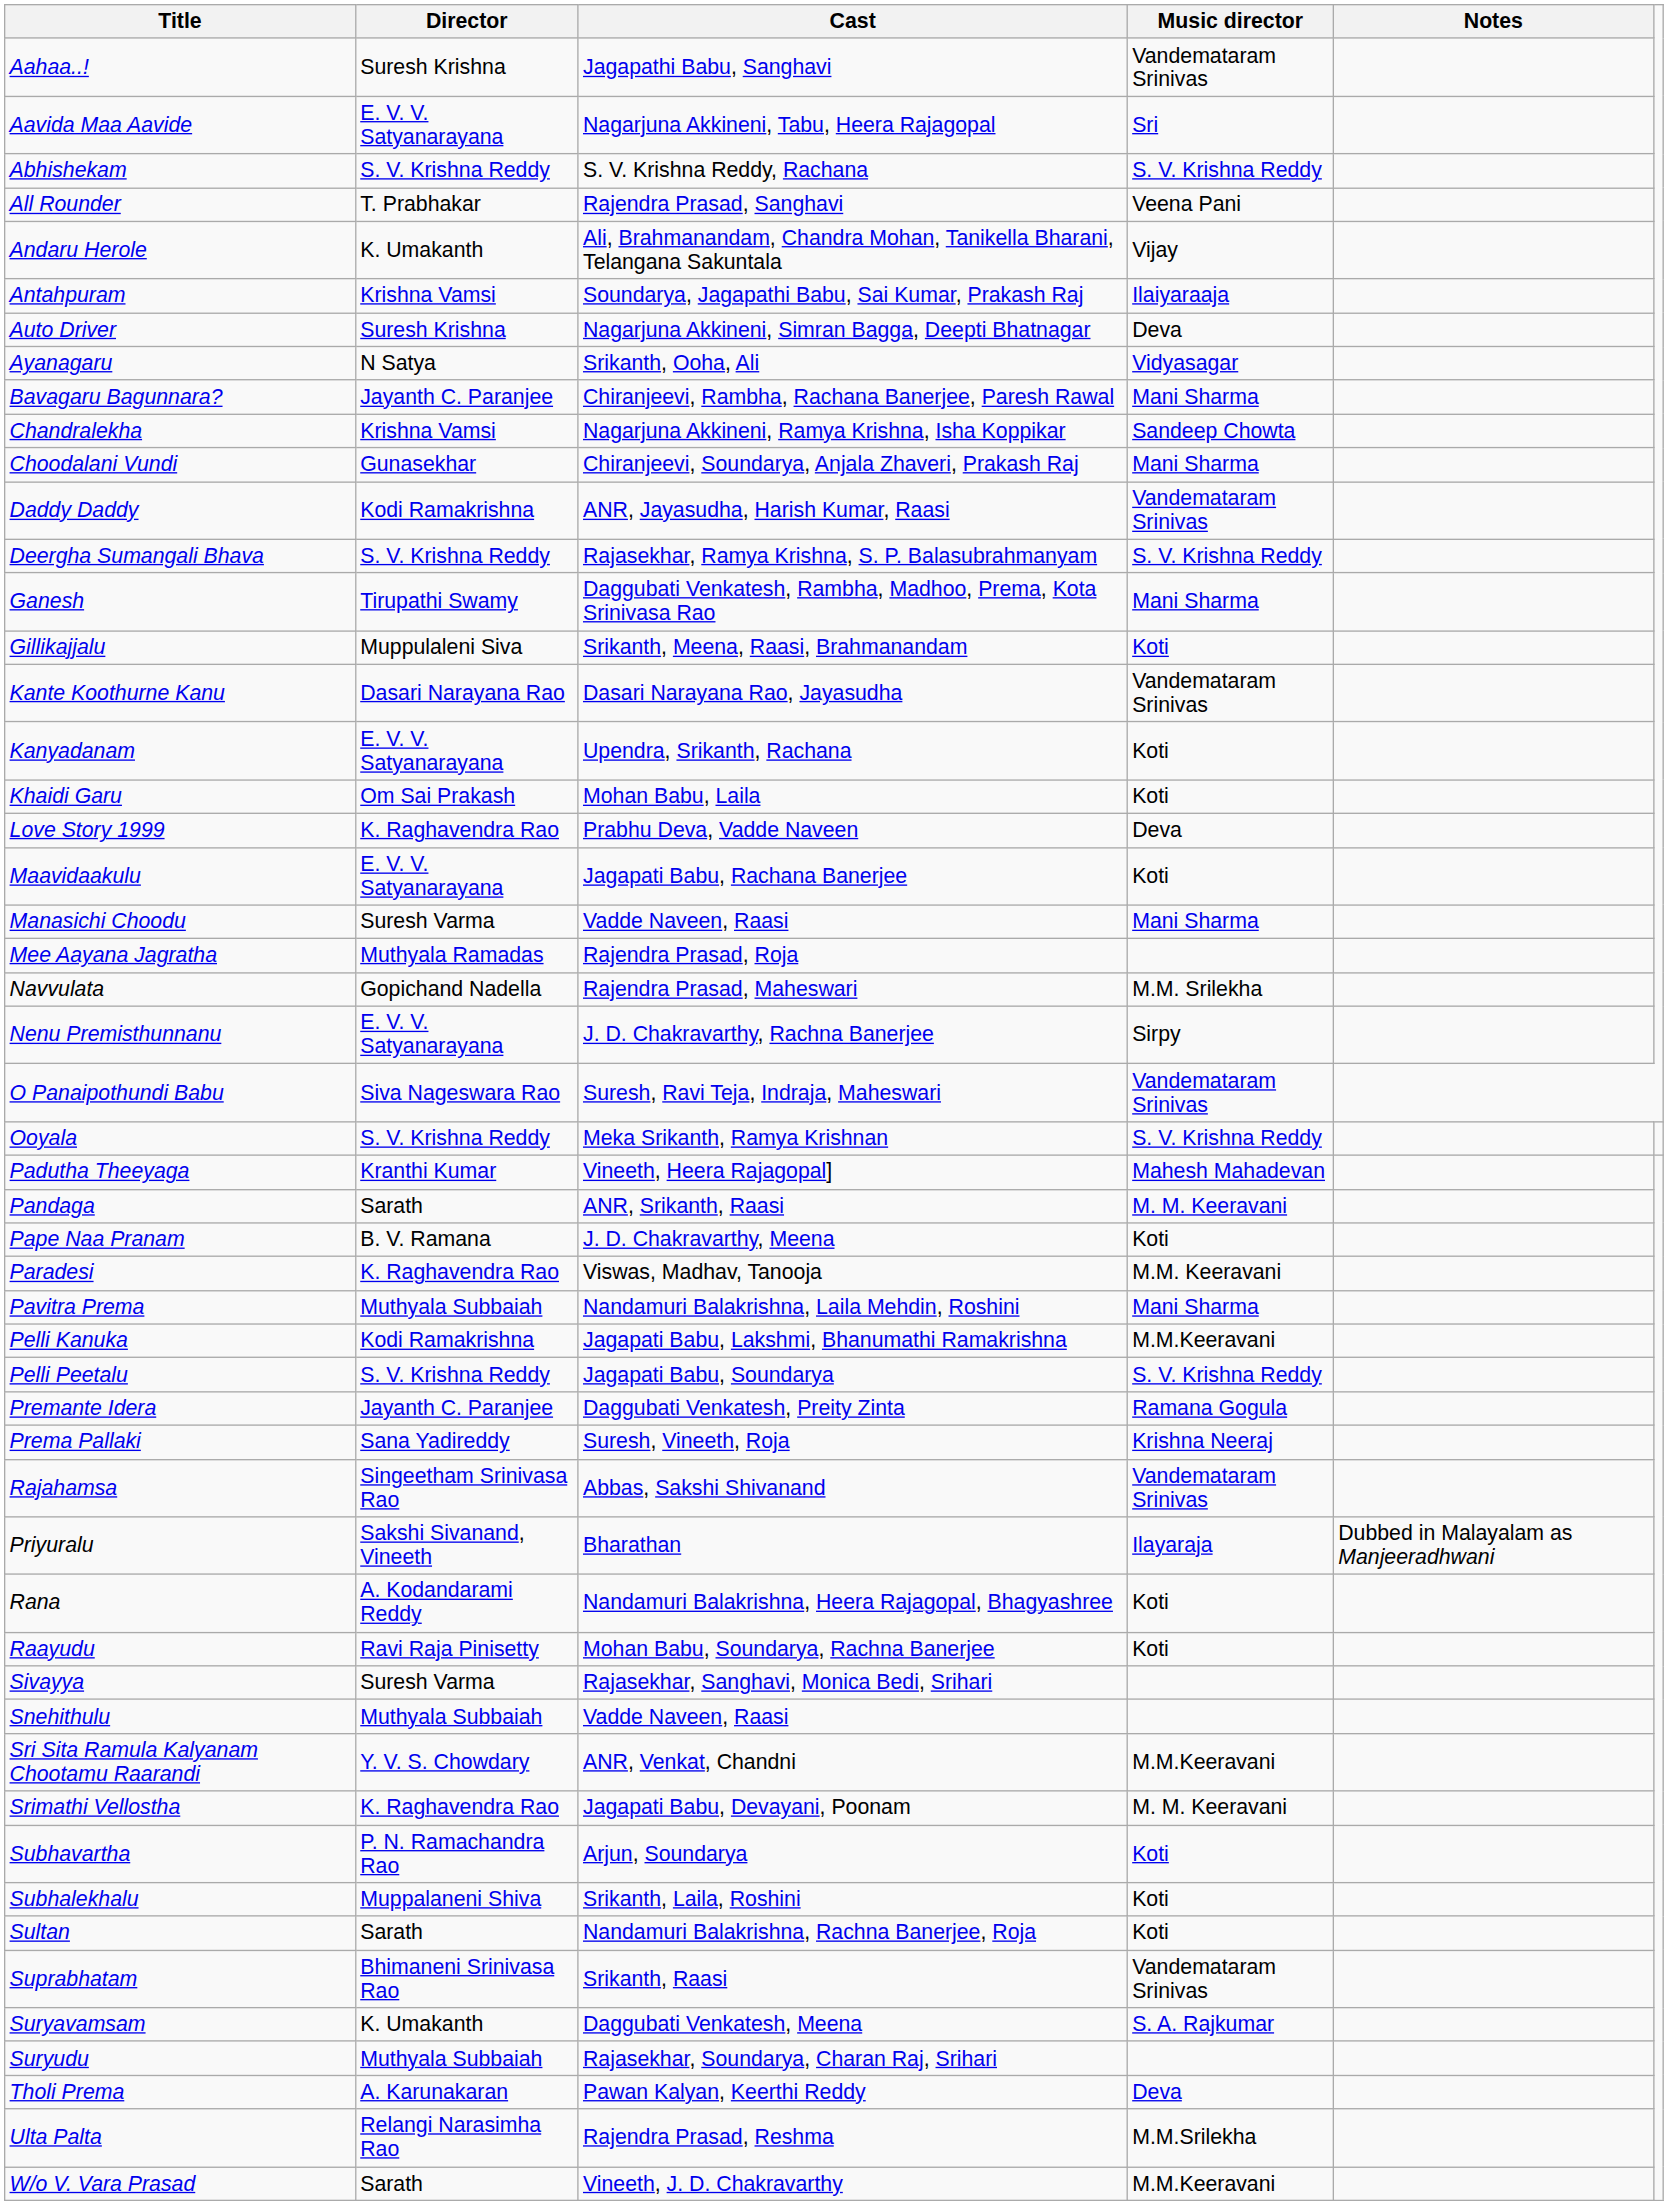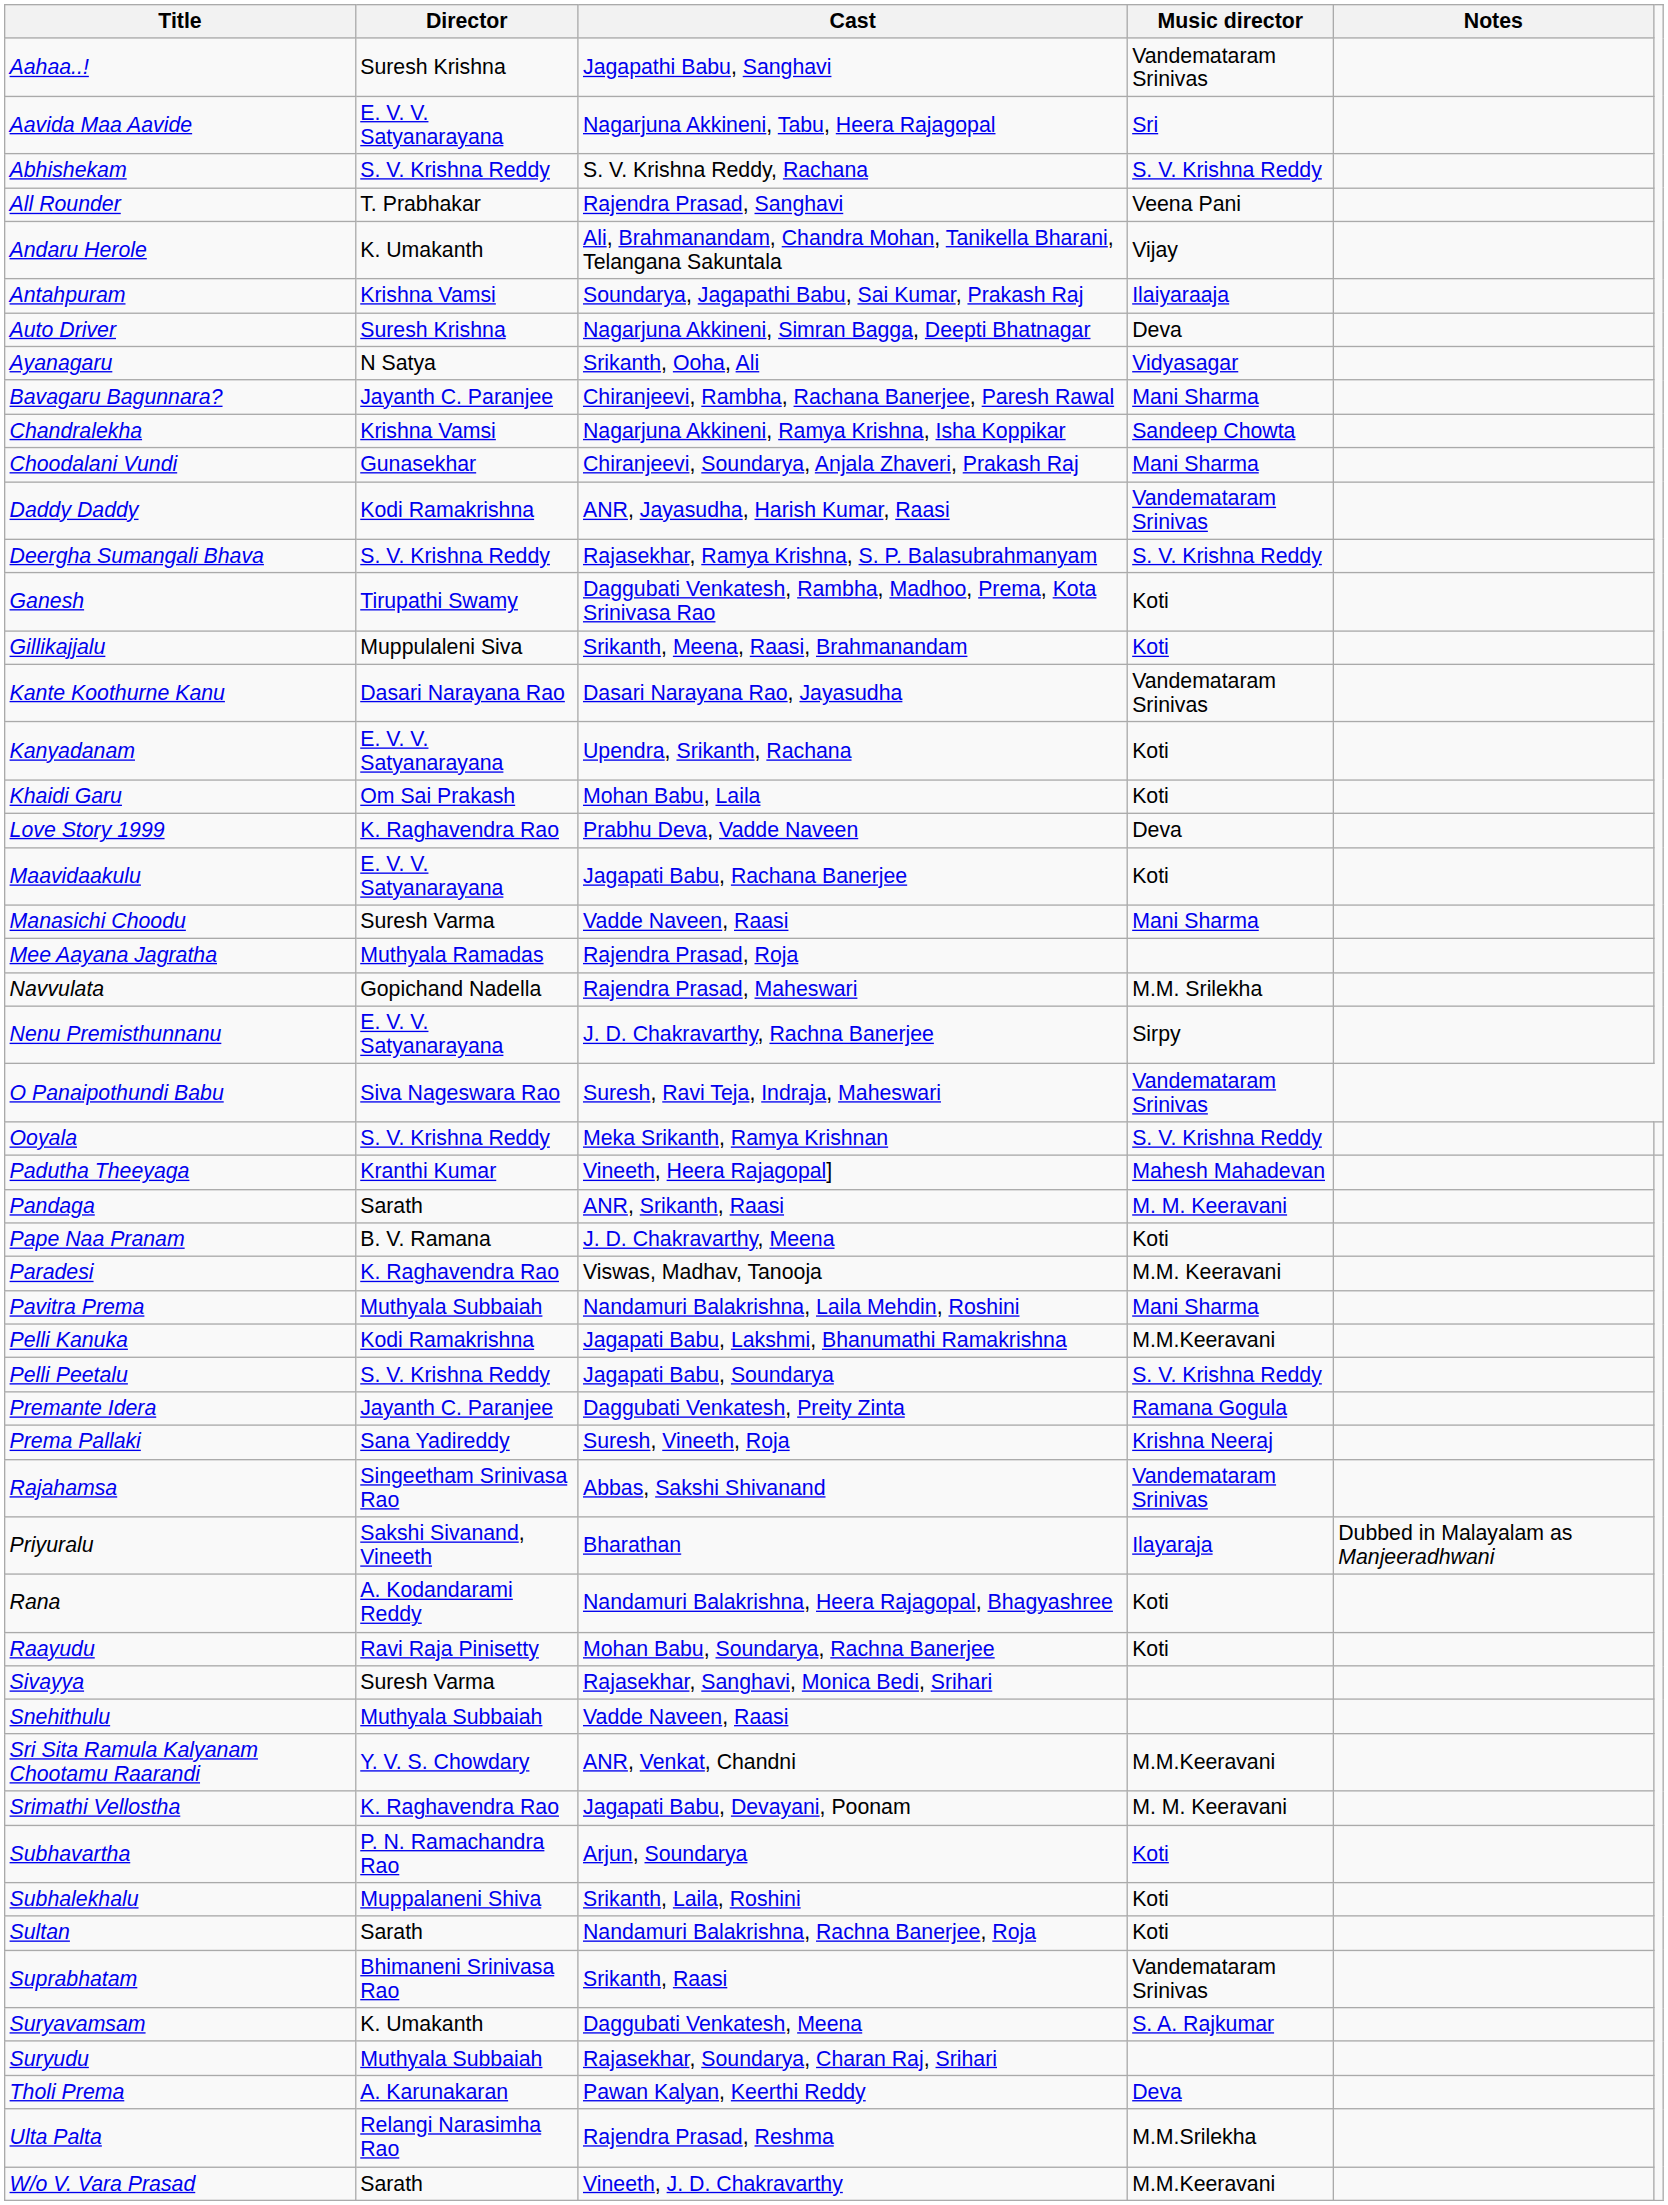(1195, 601) Mani Sharma -> (1151, 601) Koti
